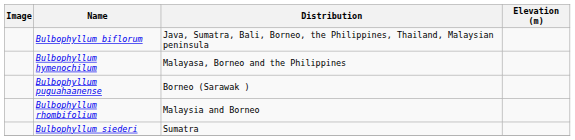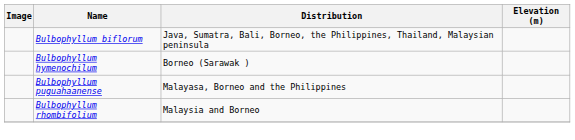(255, 63) Malayasa, Borneo and the Philippines -> (206, 63) Borneo (Sarawak )
(206, 87) Borneo (Sarawak ) -> (255, 87) Malayasa, Borneo and the Philippines
- row: (87, 129)
